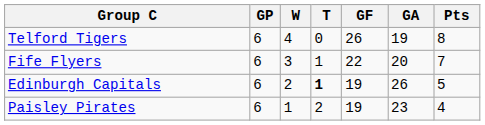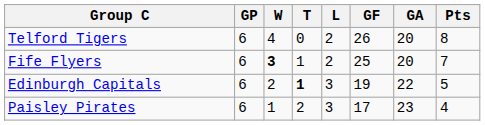+ column: (336, 16)
(400, 39) 19 -> (405, 39) 20
(288, 62) normal -> (271, 62) bold
(354, 62) 22 -> (362, 62) 25
(400, 85) 26 -> (405, 85) 22
(354, 108) 19 -> (362, 108) 17
